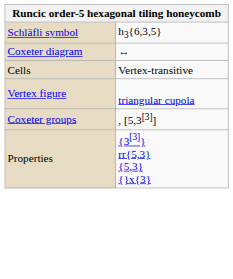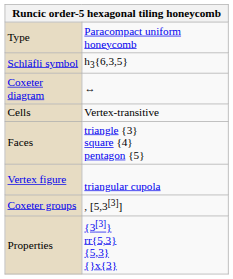+ row: (19, 37)
+ row: (20, 143)
